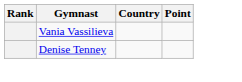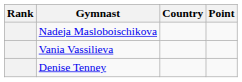+ row: (98, 31)
